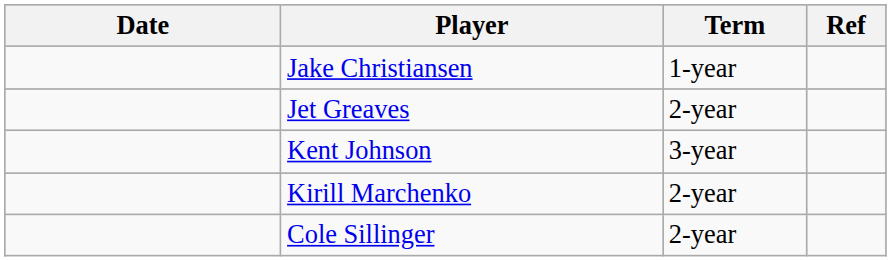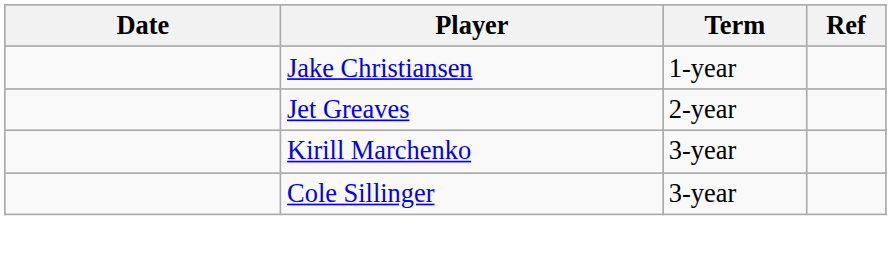- row: (359, 151)
(703, 192) 2-year -> (703, 151) 3-year
(703, 234) 2-year -> (703, 192) 3-year
